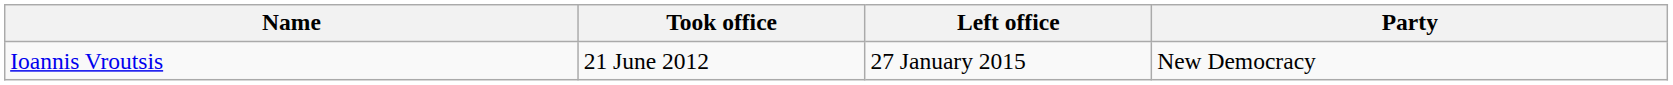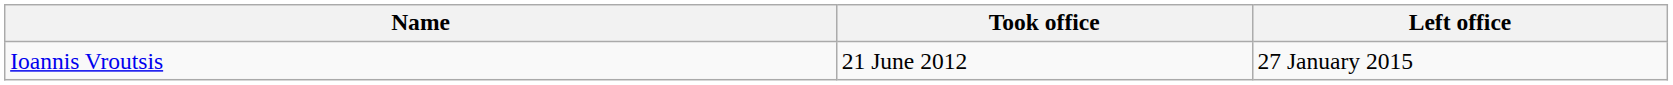- column: (1410, 23)
